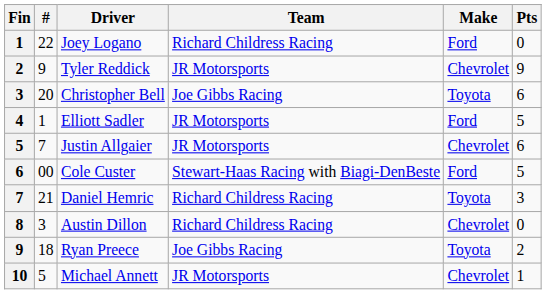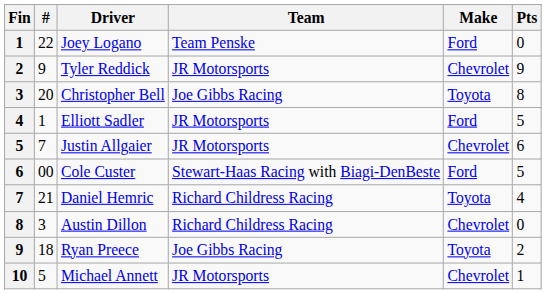(252, 43) Richard Childress Racing -> (213, 43) Team Penske
(520, 95) 6 -> (520, 95) 8
(520, 198) 3 -> (520, 198) 4
